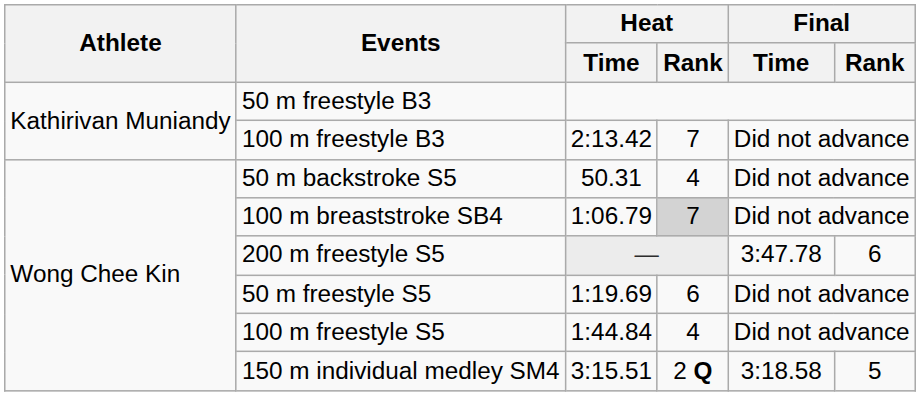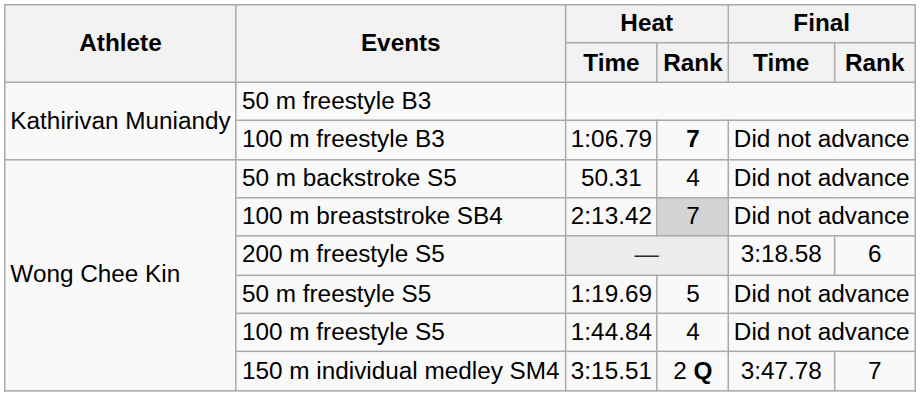(611, 139) 2:13.42 -> (611, 139) 1:06.79
(693, 139) normal -> (693, 139) bold
(611, 216) 1:06.79 -> (611, 216) 2:13.42
(781, 255) 3:47.78 -> (781, 255) 3:18.58
(693, 293) 6 -> (693, 293) 5
(781, 370) 3:18.58 -> (781, 370) 3:47.78
(875, 370) 5 -> (875, 370) 7
